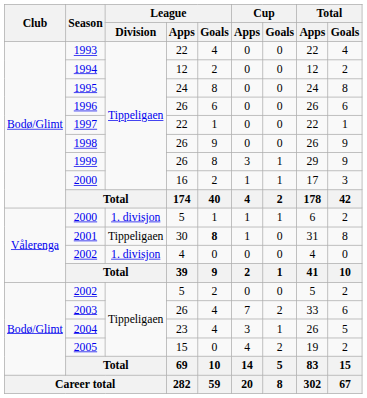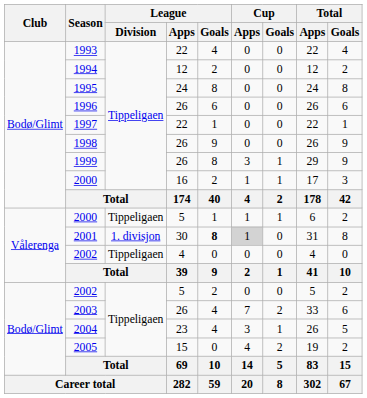(136, 217) 1. divisjon -> (136, 217) Tippeligaen
(136, 236) Tippeligaen -> (136, 236) 1. divisjon
(247, 236) no background -> (247, 236) lightgrey background
(136, 254) 1. divisjon -> (136, 254) Tippeligaen
